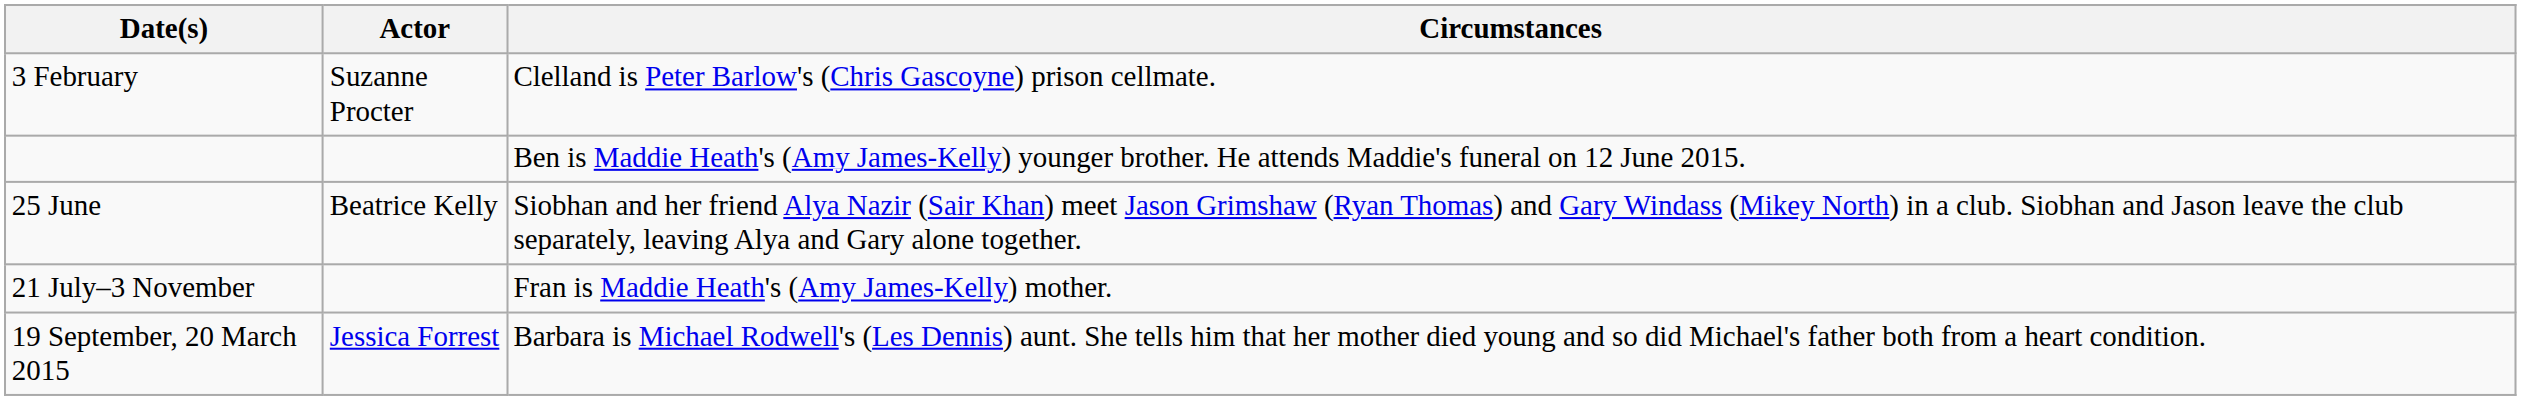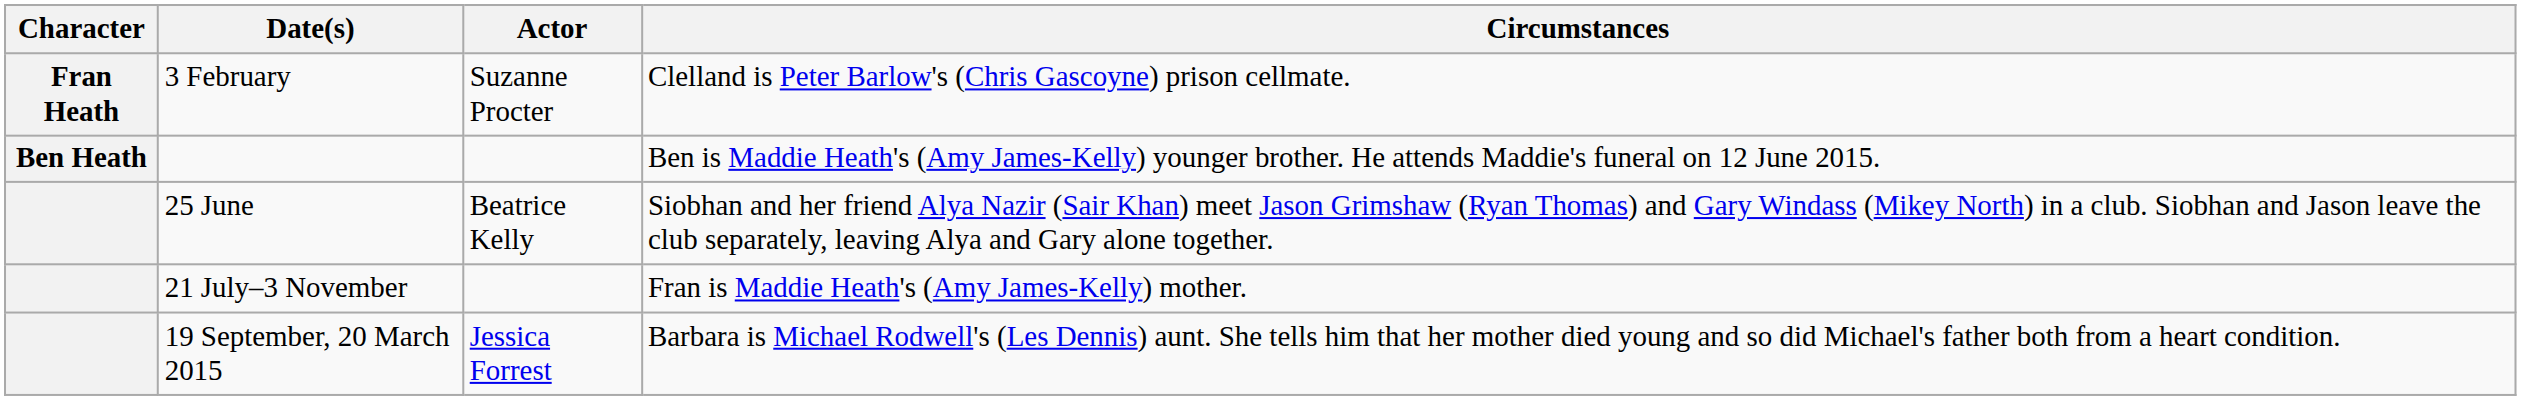+ column: (81, 28)
